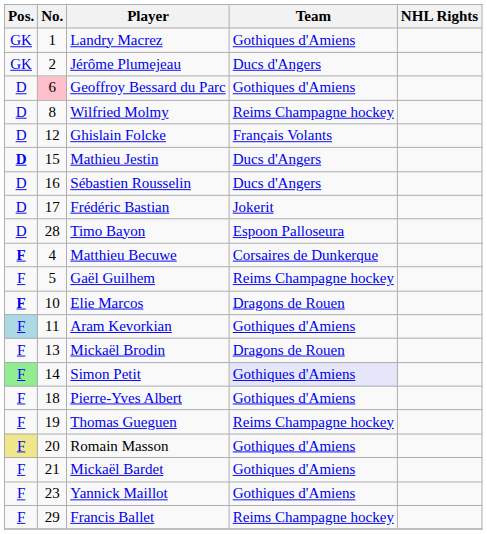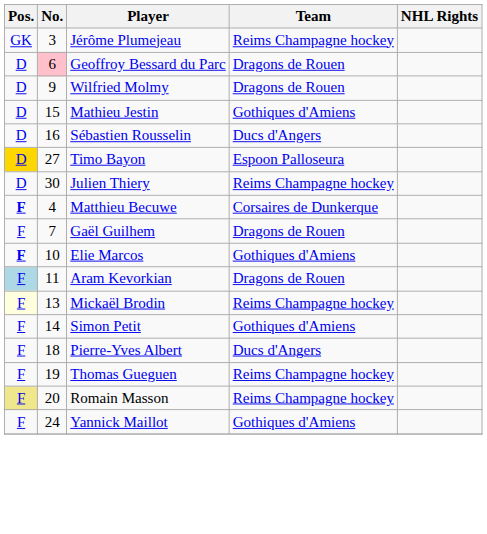- row: (116, 40)
(52, 64) 2 -> (52, 40) 3
(277, 64) Ducs d'Angers -> (313, 40) Reims Champagne hockey
(294, 87) Gothiques d'Amiens -> (289, 64) Dragons de Rouen
(52, 111) 8 -> (52, 87) 9
(313, 111) Reims Champagne hockey -> (289, 87) Dragons de Rouen
- row: (118, 135)
(21, 159) bold -> (21, 111) normal
(277, 159) Ducs d'Angers -> (294, 111) Gothiques d'Amiens
- row: (120, 207)
(21, 231) no background -> (21, 159) gold background
(52, 231) 28 -> (52, 159) 27
+ row: (110, 183)
(52, 278) 5 -> (52, 231) 7
(313, 278) Reims Champagne hockey -> (289, 231) Dragons de Rouen
(289, 302) Dragons de Rouen -> (294, 254) Gothiques d'Amiens
(294, 326) Gothiques d'Amiens -> (289, 278) Dragons de Rouen
(21, 350) no background -> (21, 302) lightyellow background
(289, 350) Dragons de Rouen -> (313, 302) Reims Champagne hockey
(21, 374) lightgreen background -> (21, 326) no background
(294, 374) lavender background -> (294, 326) no background
(294, 398) Gothiques d'Amiens -> (277, 350) Ducs d'Angers
(294, 445) Gothiques d'Amiens -> (313, 398) Reims Champagne hockey
- row: (117, 469)
(52, 493) 23 -> (52, 421) 24
- row: (112, 517)
